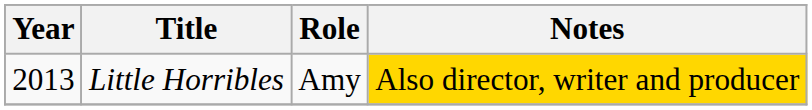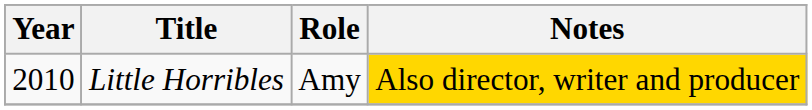(43, 78) 2013 -> (43, 78) 2010
